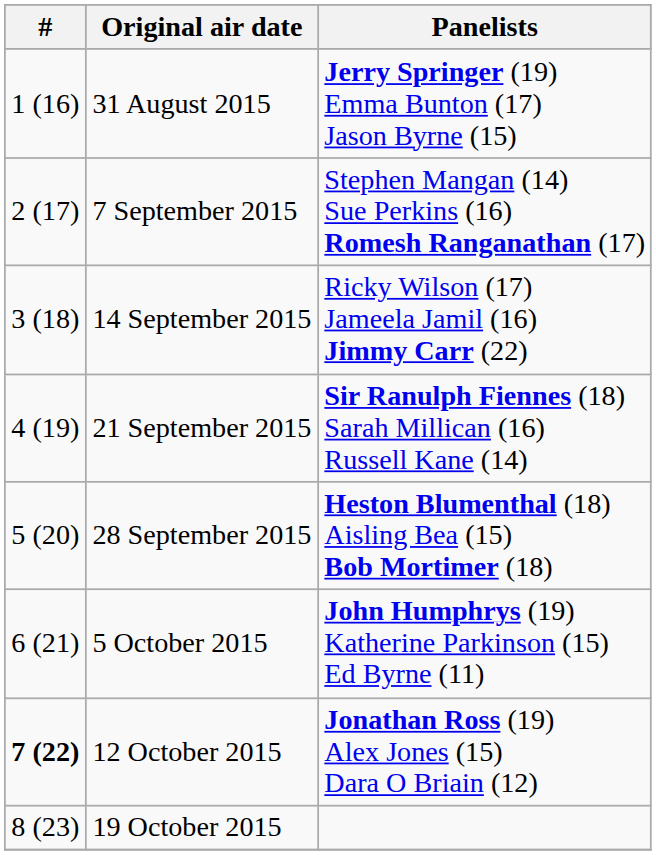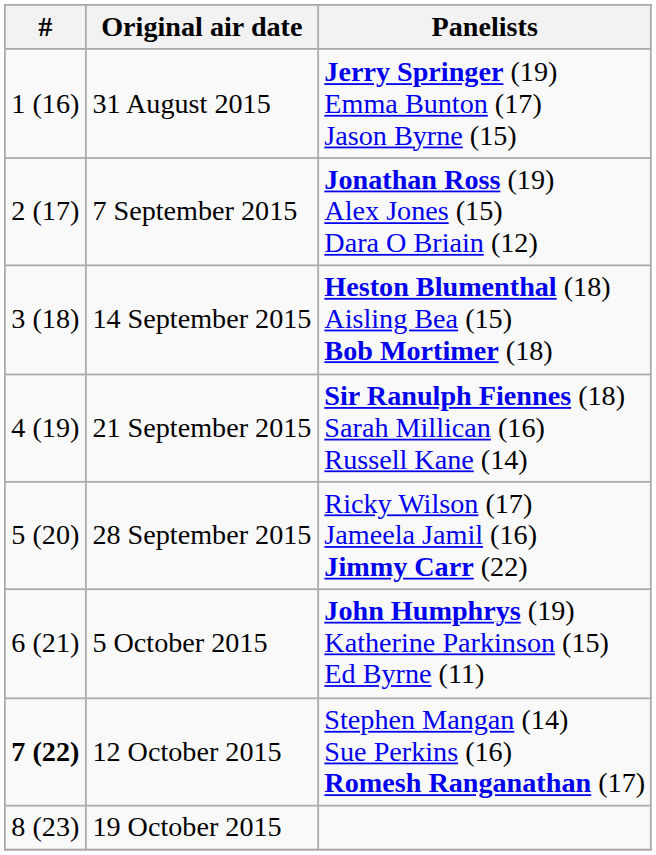(485, 211) Stephen Mangan (14) Sue Perkins (16) Romesh Ranganathan (17) -> (439, 211) Jonathan Ross (19) Alex Jones (15) Dara O Briain (12)
(431, 319) Ricky Wilson (17) Jameela Jamil (16) Jimmy Carr (22) -> (467, 319) Heston Blumenthal (18) Aisling Bea (15) Bob Mortimer (18)
(467, 535) Heston Blumenthal (18) Aisling Bea (15) Bob Mortimer (18) -> (431, 535) Ricky Wilson (17) Jameela Jamil (16) Jimmy Carr (22)
(439, 751) Jonathan Ross (19) Alex Jones (15) Dara O Briain (12) -> (485, 751) Stephen Mangan (14) Sue Perkins (16) Romesh Ranganathan (17)
